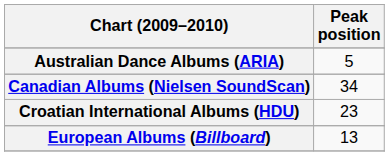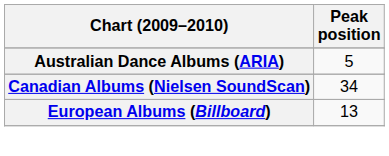- row: (159, 112)
